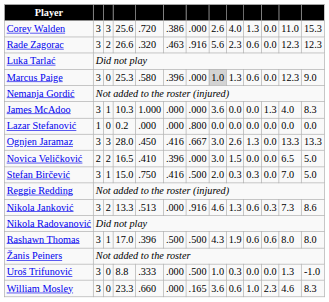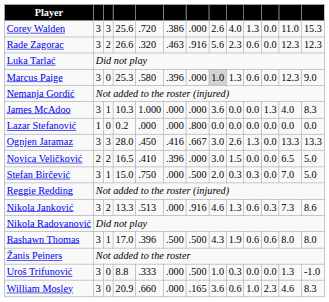(175, 175) .416 -> (175, 175) .000
(124, 288) 23.3 -> (124, 288) 20.9
